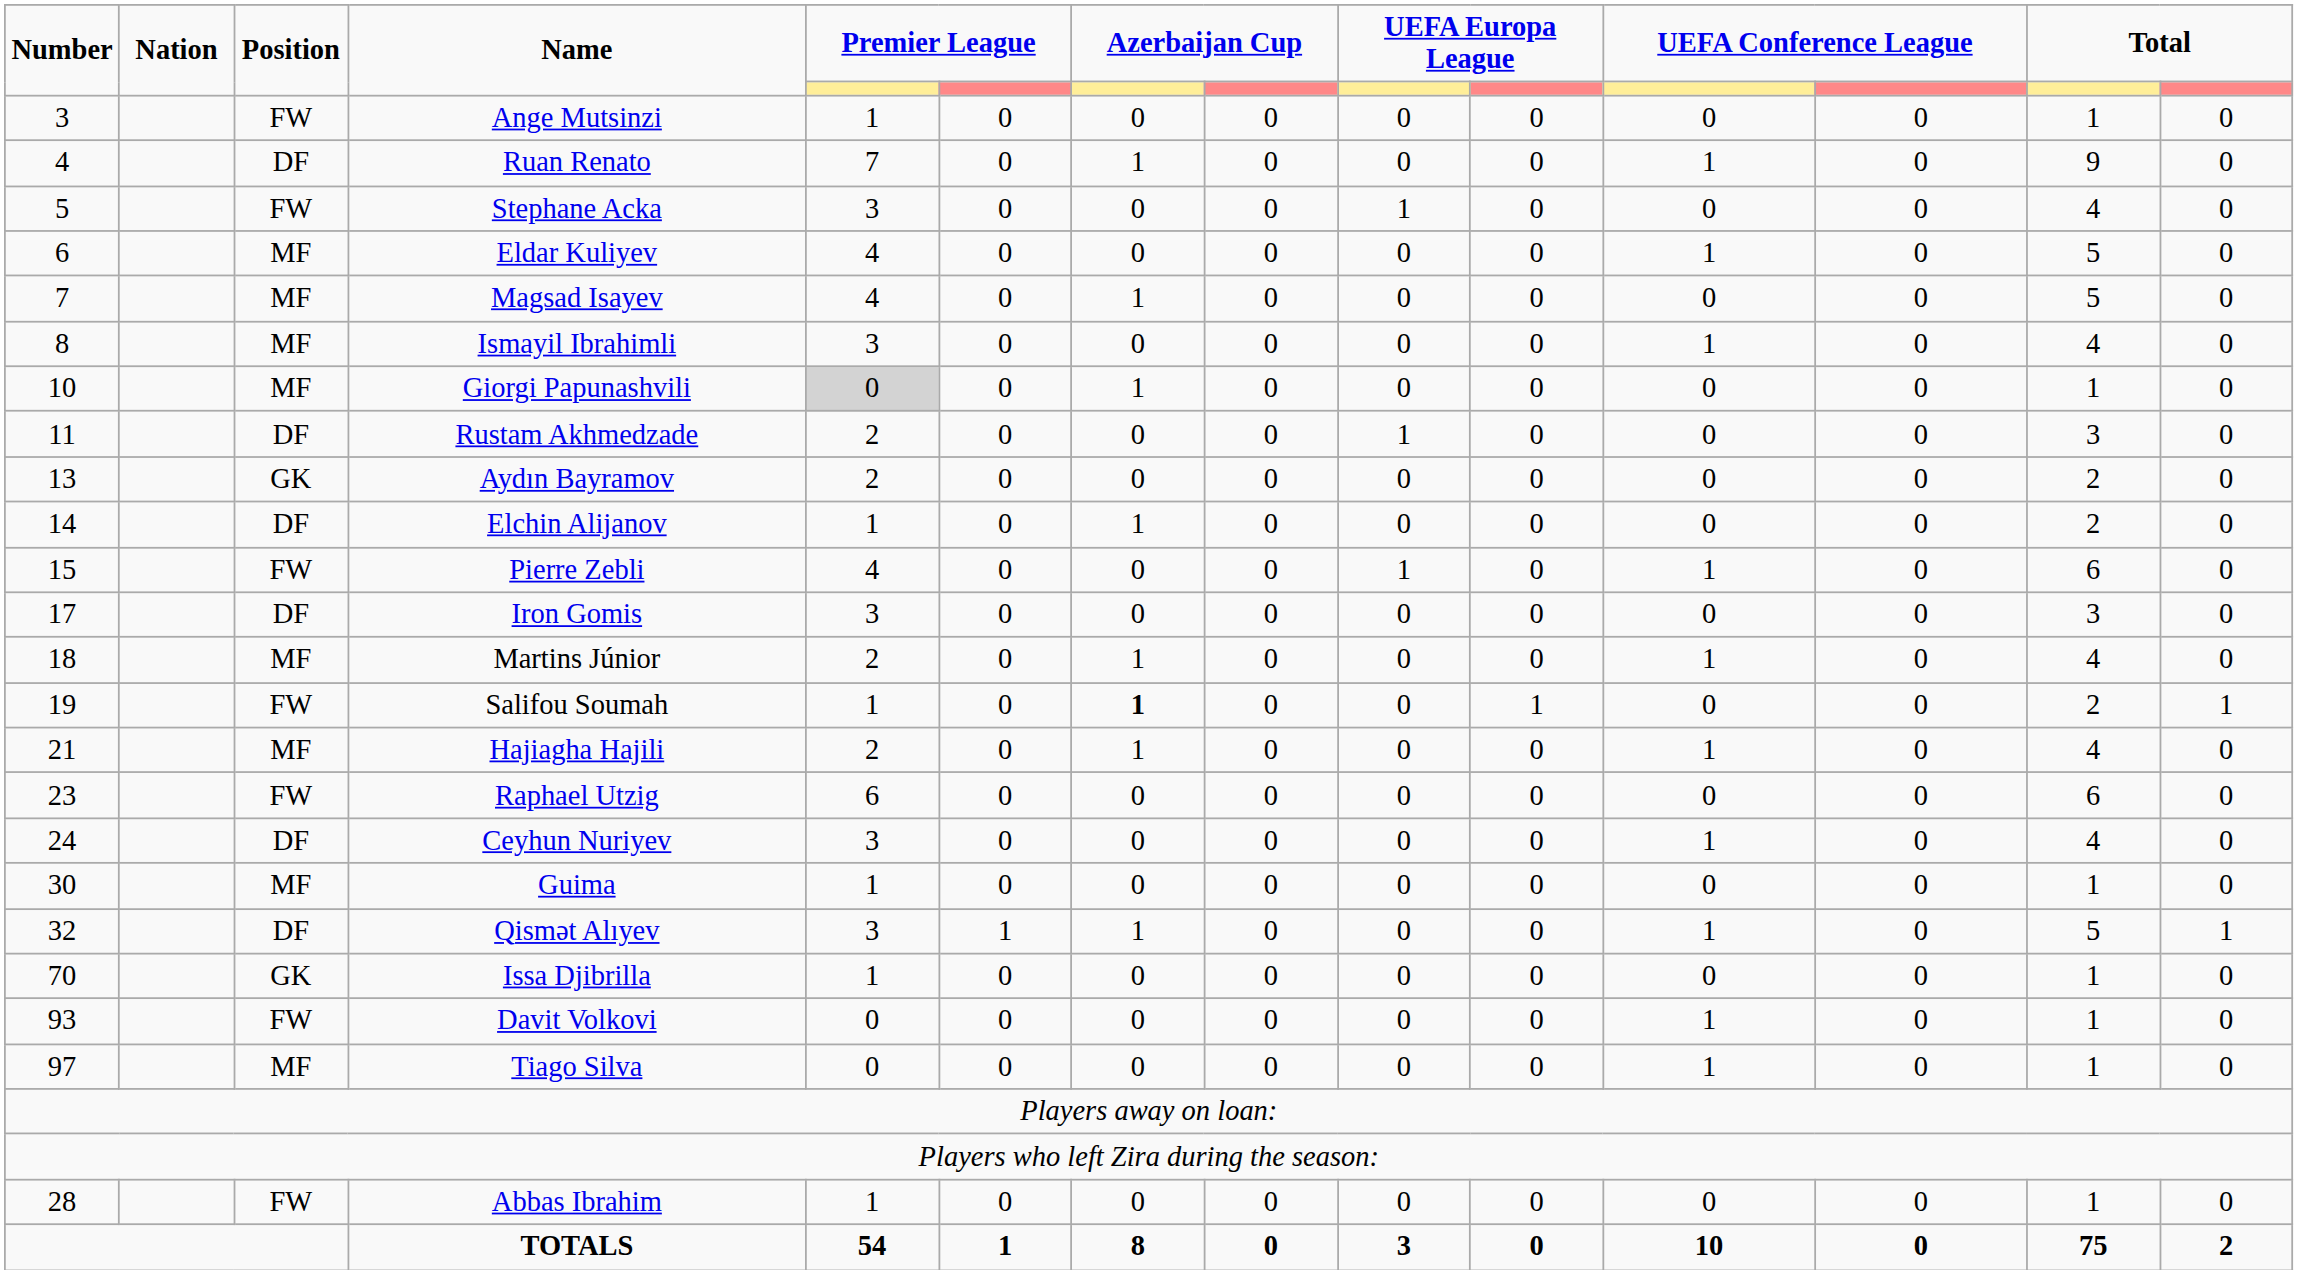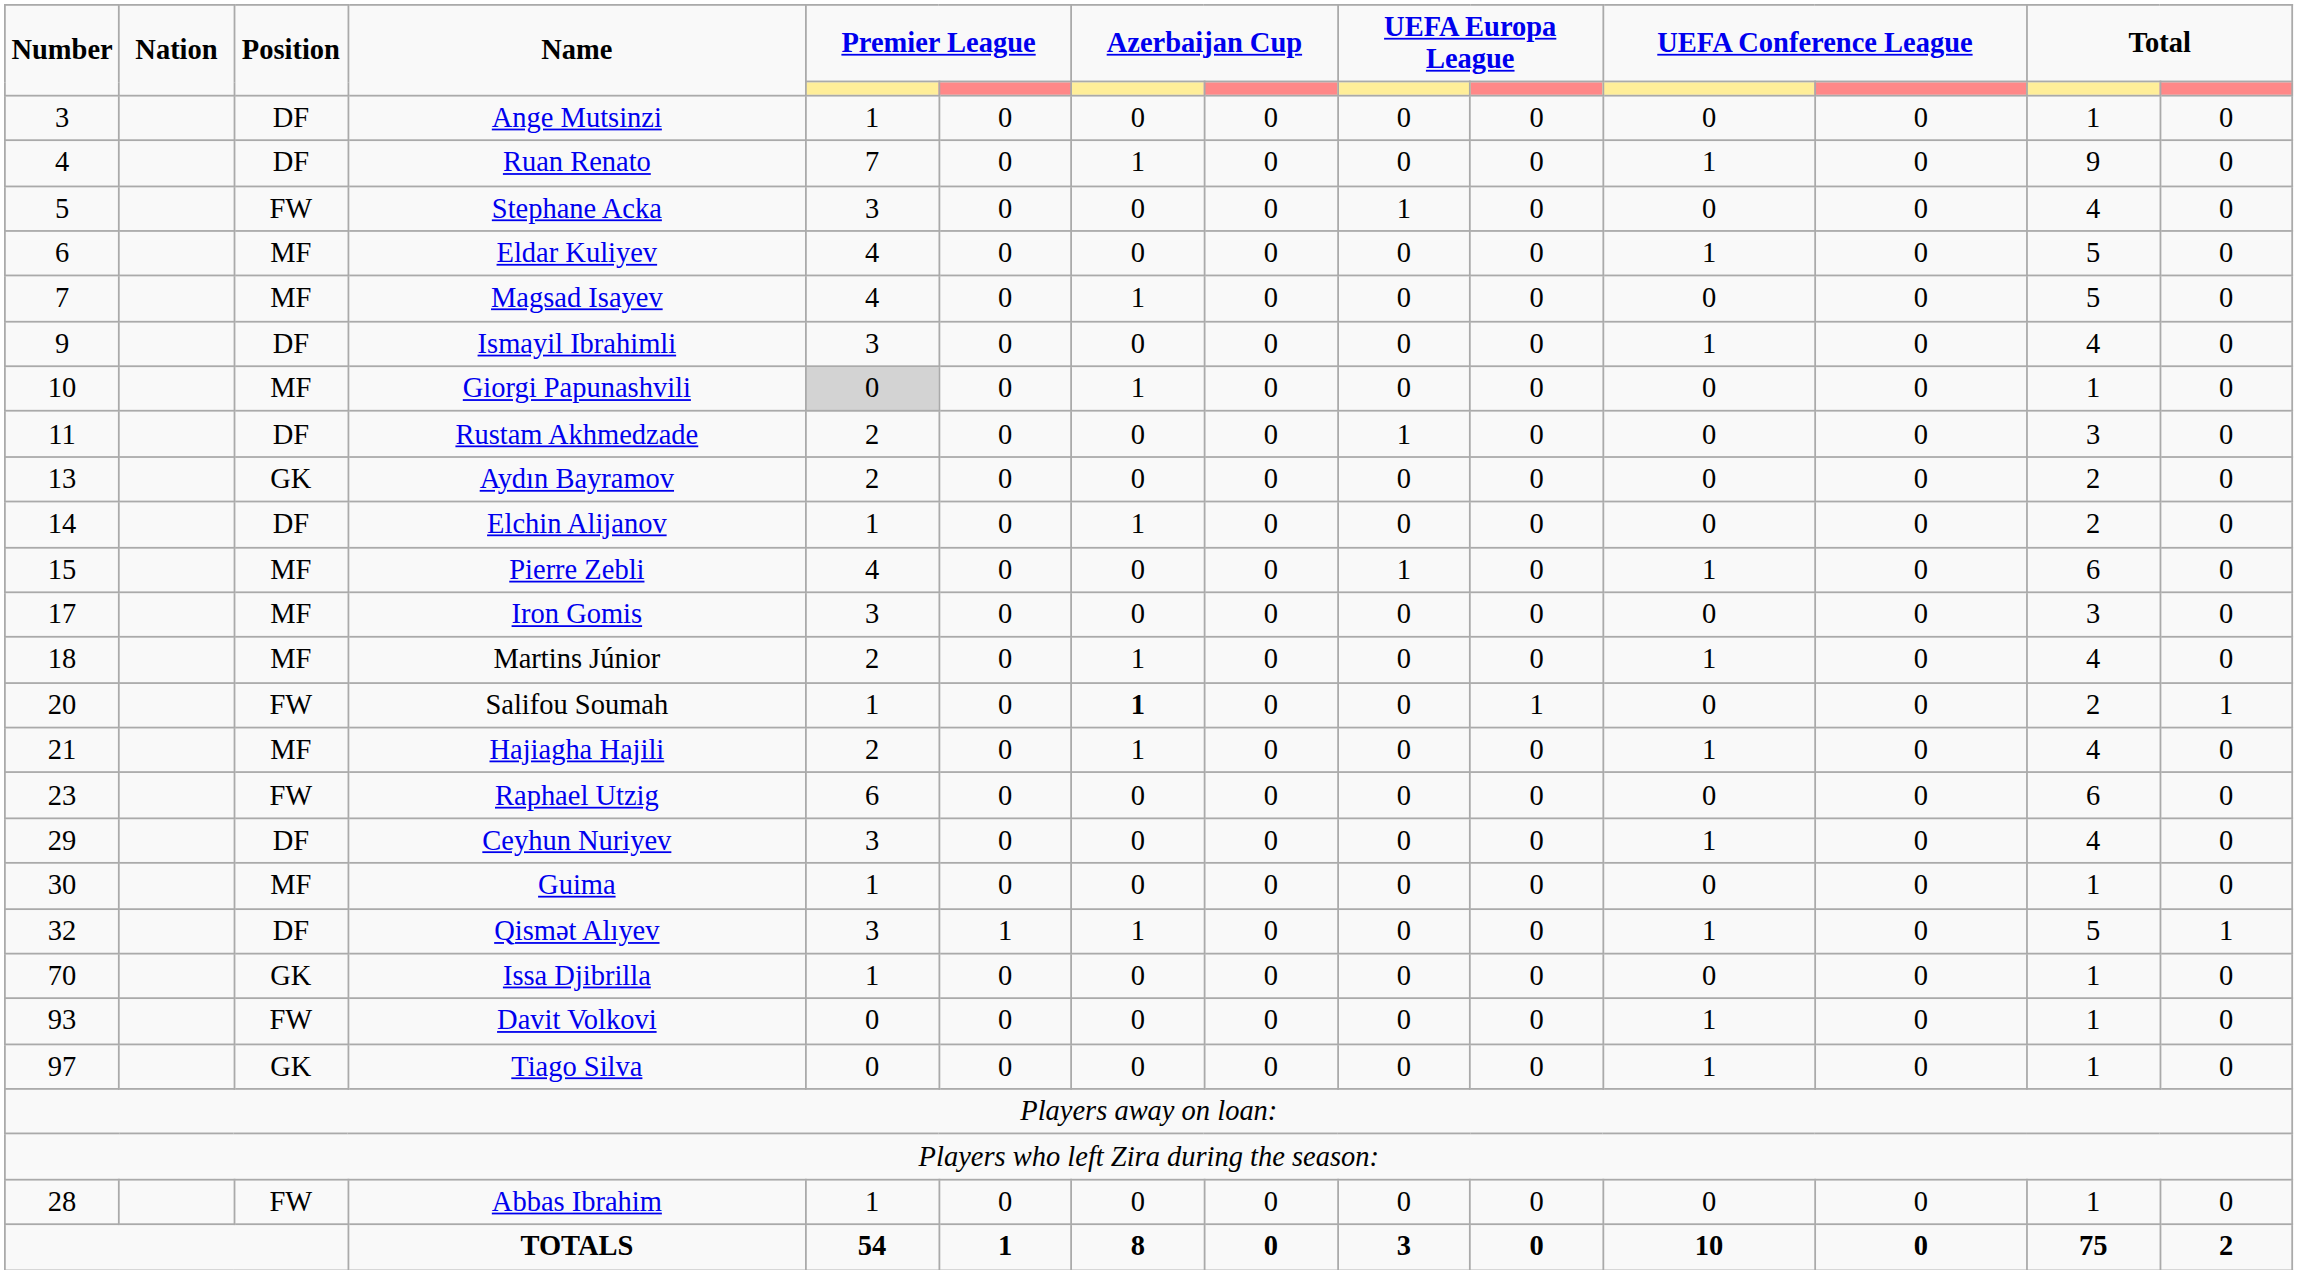(291, 117) FW -> (291, 117) DF
(62, 343) 8 -> (62, 343) 9
(291, 343) MF -> (291, 343) DF
(291, 569) FW -> (291, 569) MF
(291, 614) DF -> (291, 614) MF
(62, 704) 19 -> (62, 704) 20
(62, 840) 24 -> (62, 840) 29
(291, 1065) MF -> (291, 1065) GK
